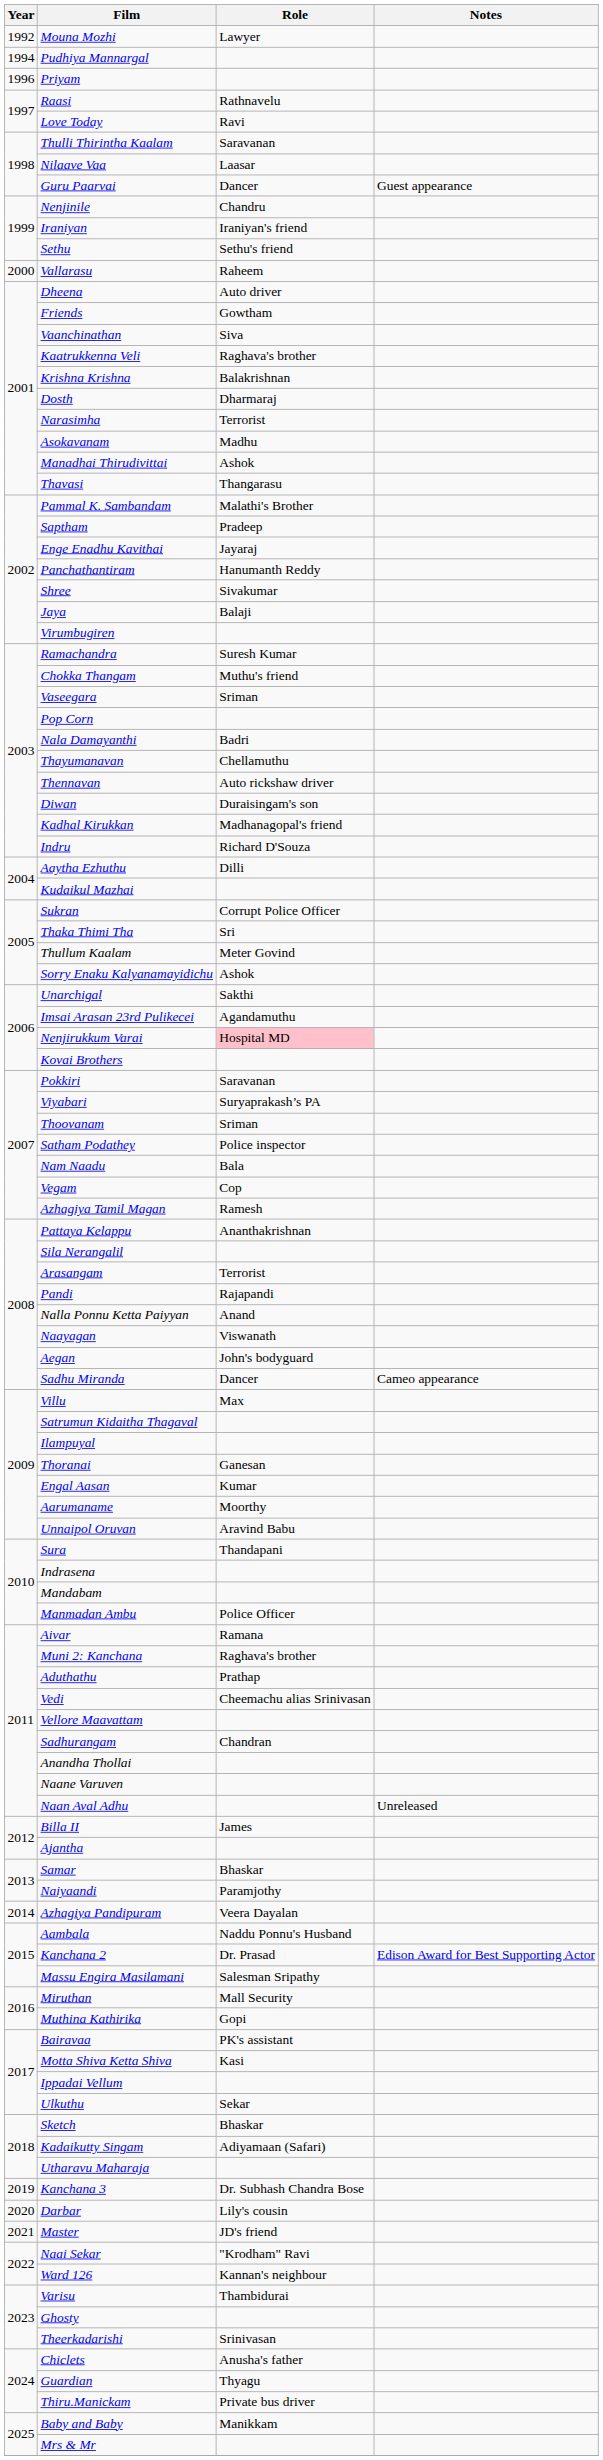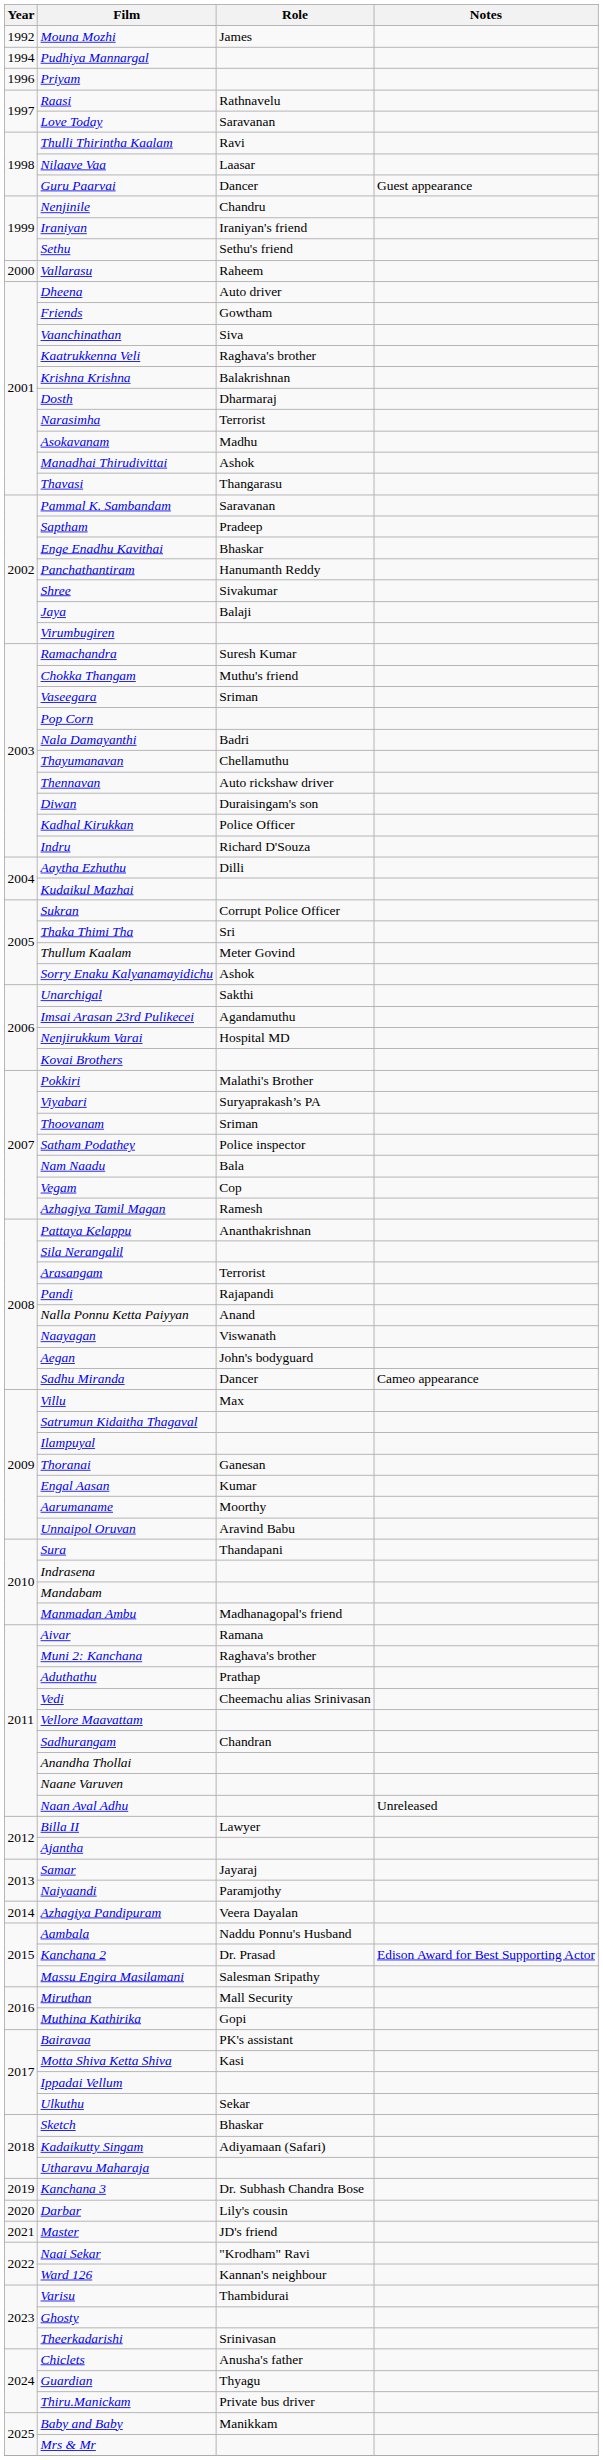(240, 36) Lawyer -> (236, 36) James
(232, 121) Ravi -> (247, 121) Saravanan
(247, 143) Saravanan -> (232, 143) Ravi
(266, 505) Malathi's Brother -> (247, 505) Saravanan
(238, 548) Jayaraj -> (241, 548) Bhaskar
(281, 825) Madhanagopal's friend -> (257, 825) Police Officer
(255, 1038) pink background -> (255, 1038) no background
(247, 1080) Saravanan -> (266, 1080) Malathi's Brother
(257, 1613) Police Officer -> (281, 1613) Madhanagopal's friend
(236, 1826) James -> (240, 1826) Lawyer
(241, 1869) Bhaskar -> (238, 1869) Jayaraj
